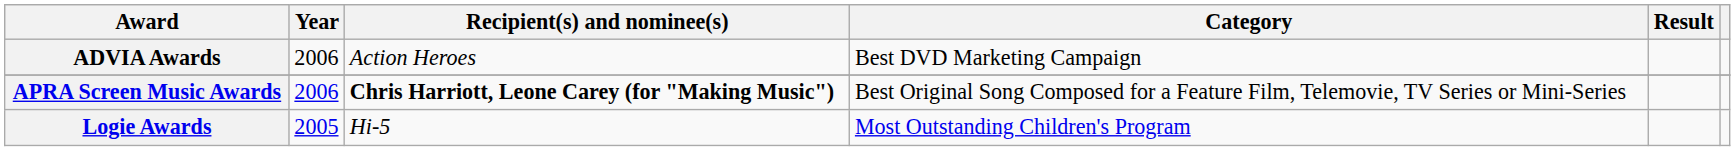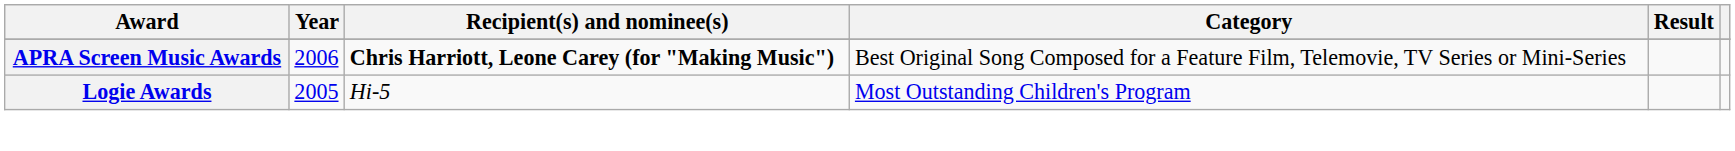- row: (147, 57)
